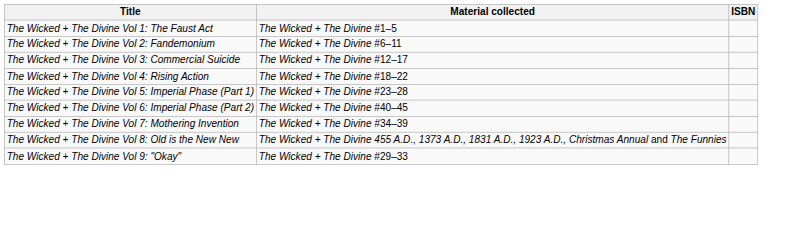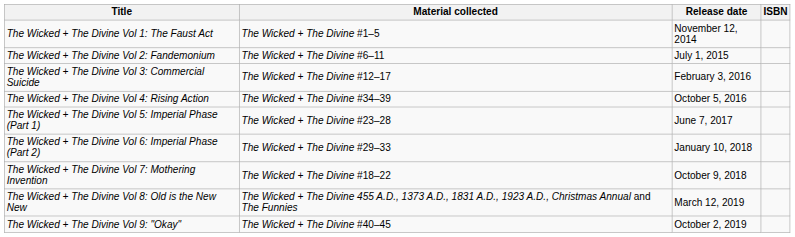+ column: (717, 12)
(333, 76) The Wicked + The Divine #18–22 -> (316, 99) The Wicked + The Divine #34–39
(333, 108) The Wicked + The Divine #40–45 -> (316, 148) The Wicked + The Divine #29–33
(333, 124) The Wicked + The Divine #34–39 -> (316, 175) The Wicked + The Divine #18–22
(333, 156) The Wicked + The Divine #29–33 -> (316, 224) The Wicked + The Divine #40–45
